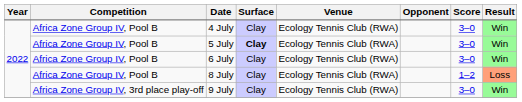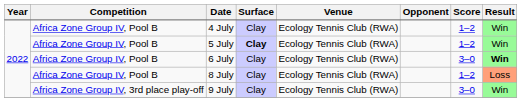(467, 28) 3–0 -> (467, 28) 1–2
(467, 43) 3–0 -> (467, 43) 1–2
(500, 59) normal -> (500, 59) bold
